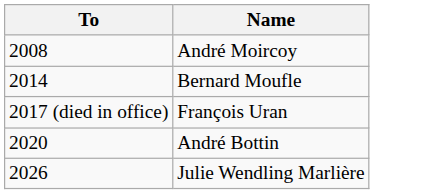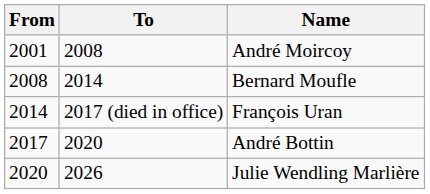+ column: (32, 19)
